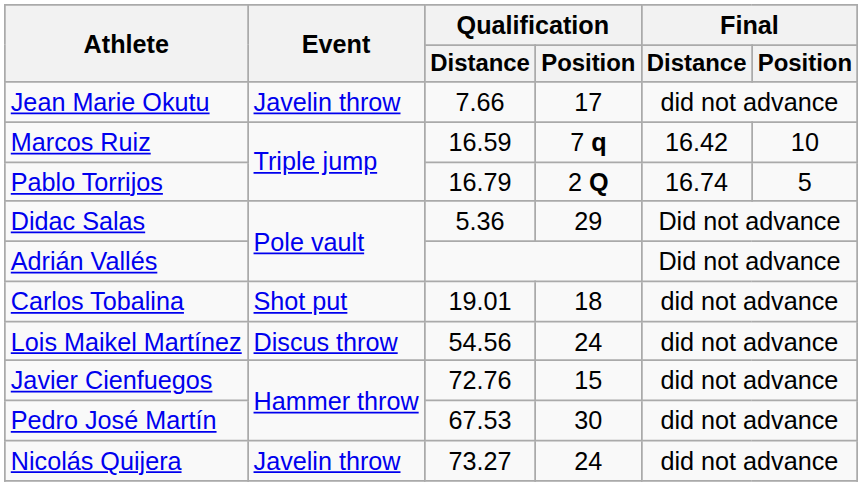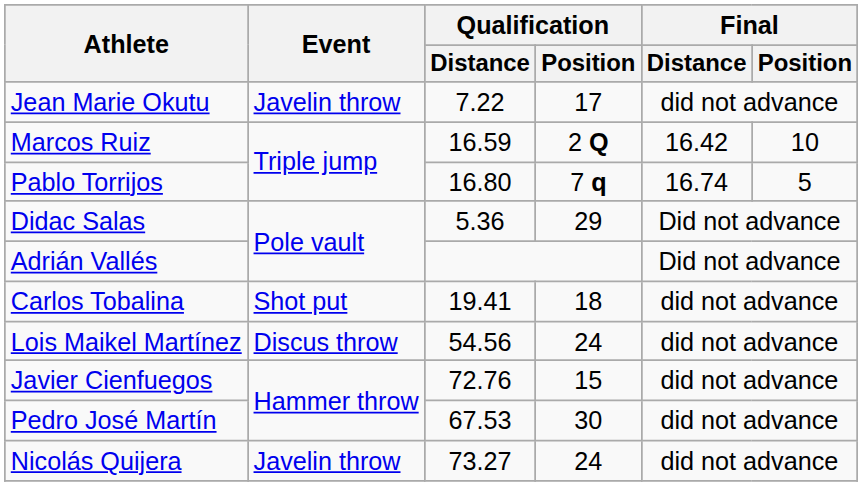(480, 103) 7.66 -> (480, 103) 7.22
(588, 142) 7 q -> (588, 142) 2 Q
(480, 182) 16.79 -> (480, 182) 16.80
(588, 182) 2 Q -> (588, 182) 7 q
(480, 302) 19.01 -> (480, 302) 19.41
